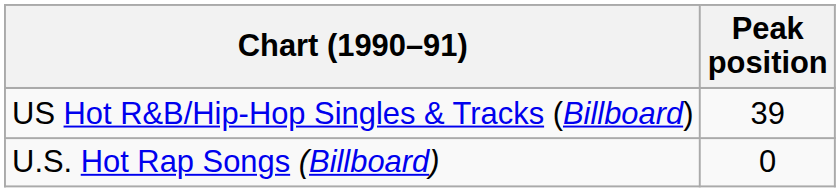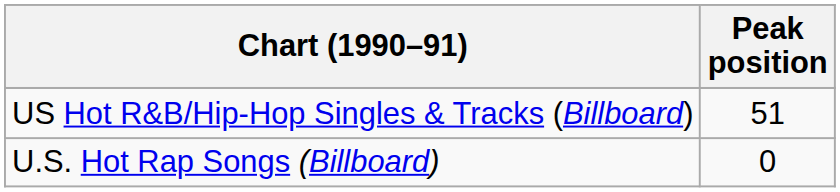(768, 112) 39 -> (768, 112) 51
